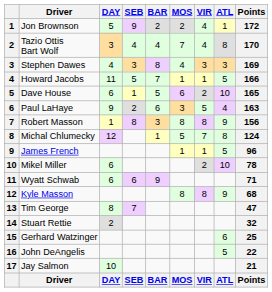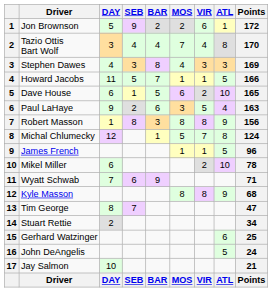(204, 25) 4 -> (204, 25) 6
(111, 179) 6 -> (111, 179) 7
(251, 222) 32 -> (251, 222) 34
(251, 251) 22 -> (251, 251) 24
